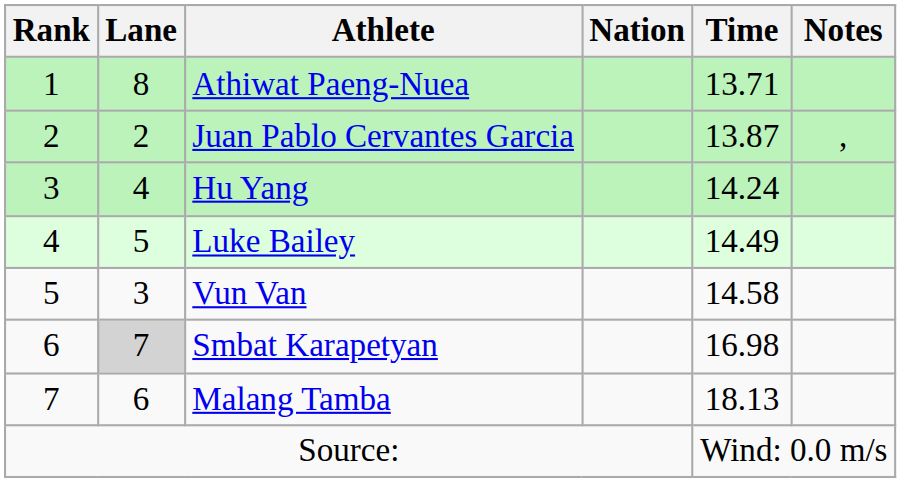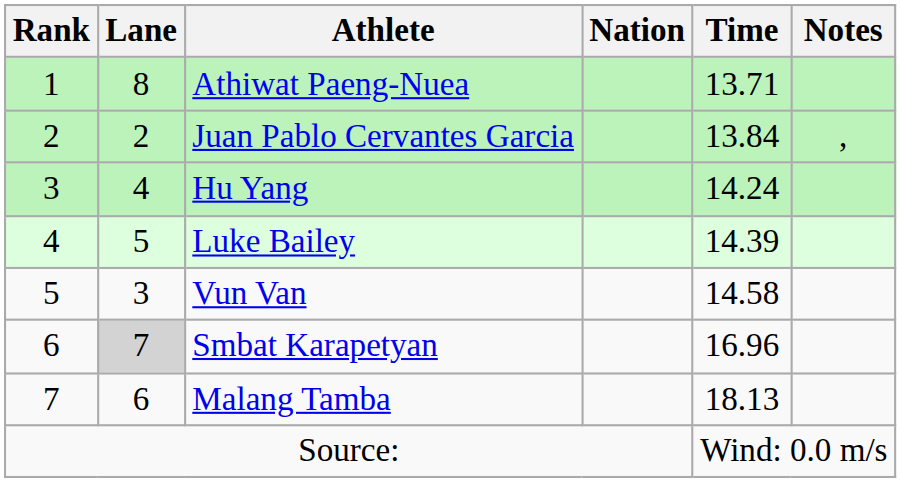(742, 135) 13.87 -> (742, 135) 13.84
(742, 240) 14.49 -> (742, 240) 14.39
(742, 345) 16.98 -> (742, 345) 16.96
